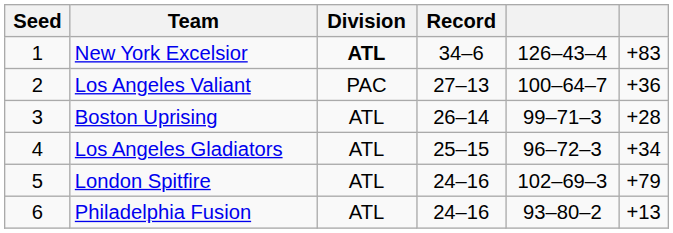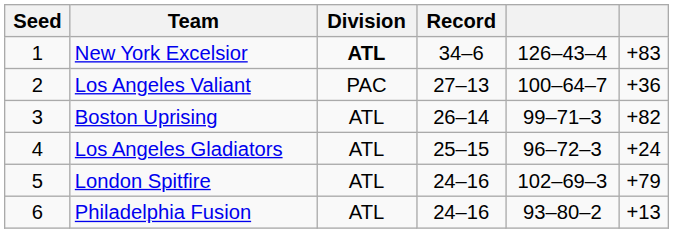(644, 117) +28 -> (644, 117) +82
(644, 149) +34 -> (644, 149) +24
